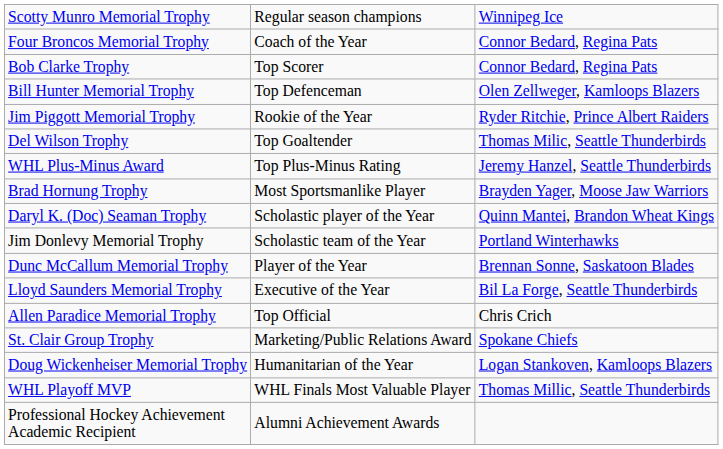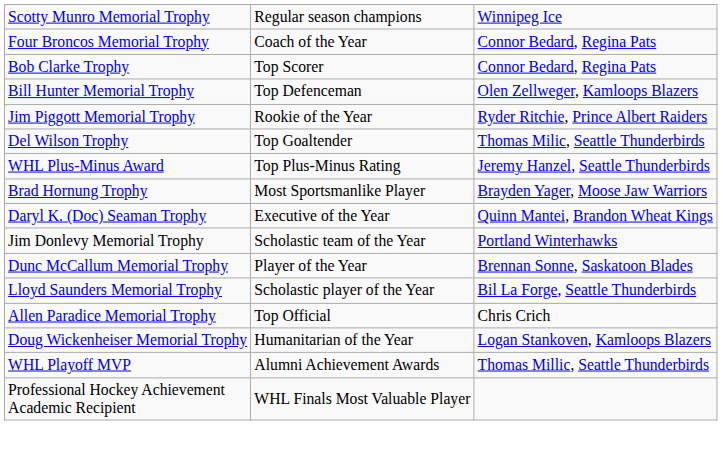(344, 215) Scholastic player of the Year -> (322, 215) Executive of the Year
(322, 290) Executive of the Year -> (344, 290) Scholastic player of the Year
- row: (81, 340)
(362, 389) WHL Finals Most Valuable Player -> (347, 365) Alumni Achievement Awards
(347, 423) Alumni Achievement Awards -> (362, 398) WHL Finals Most Valuable Player
